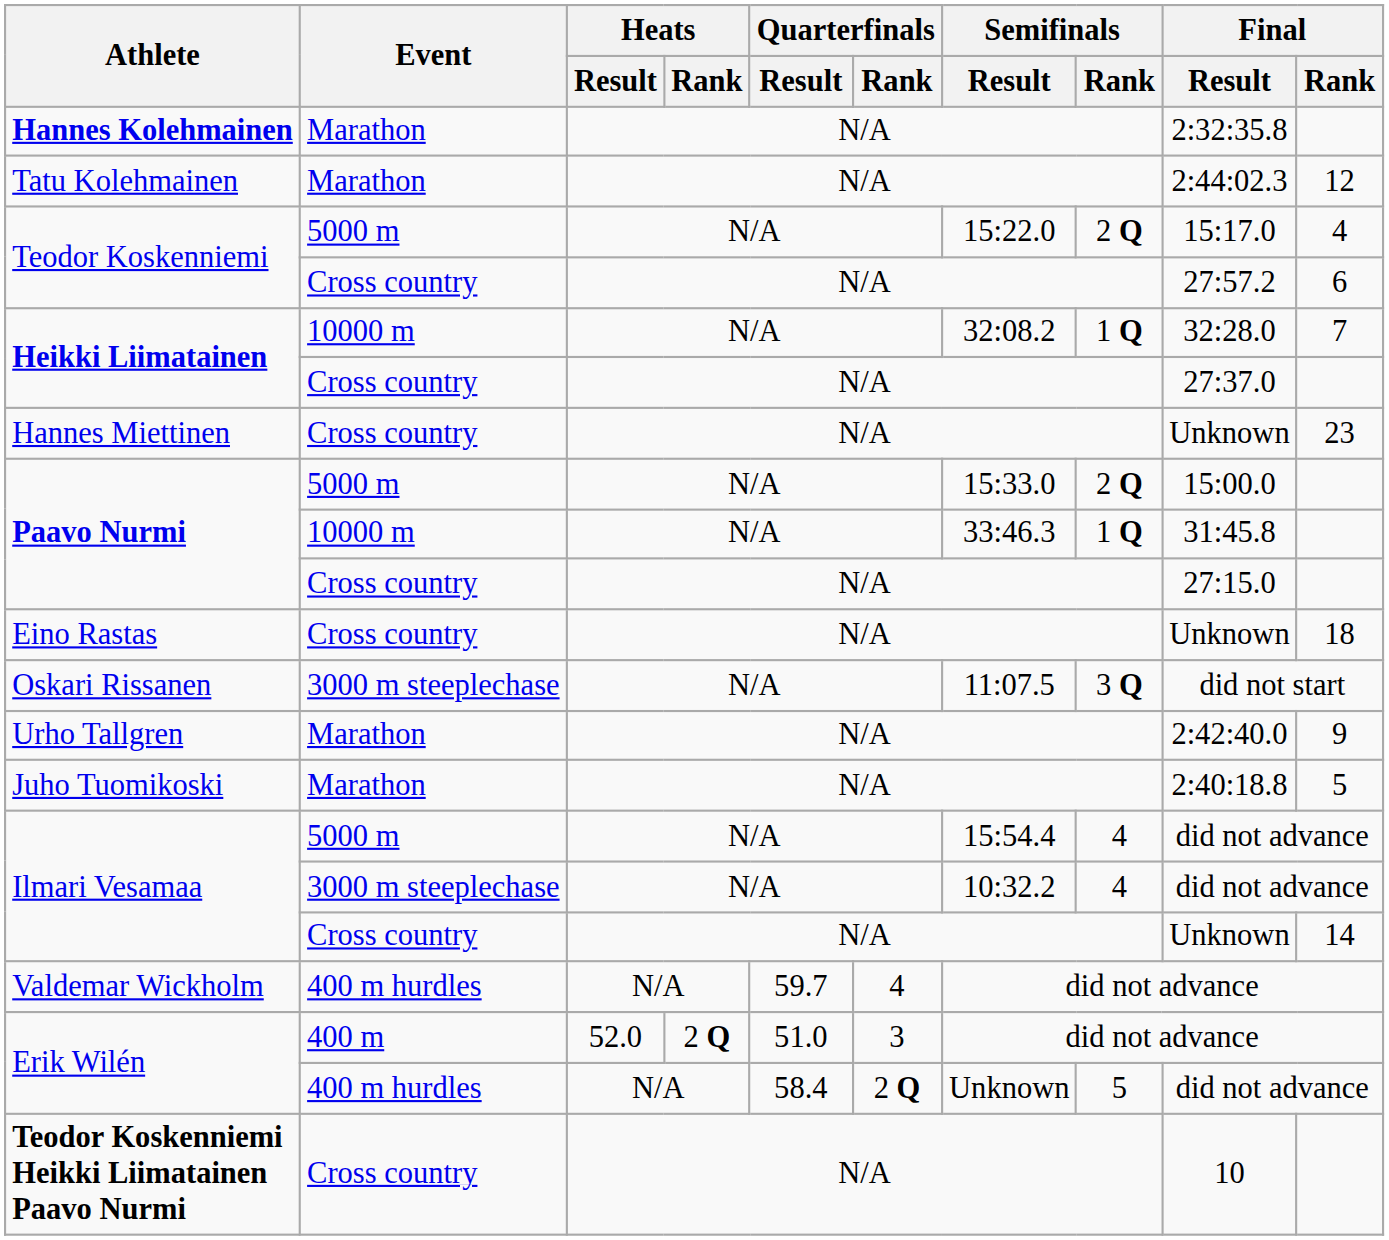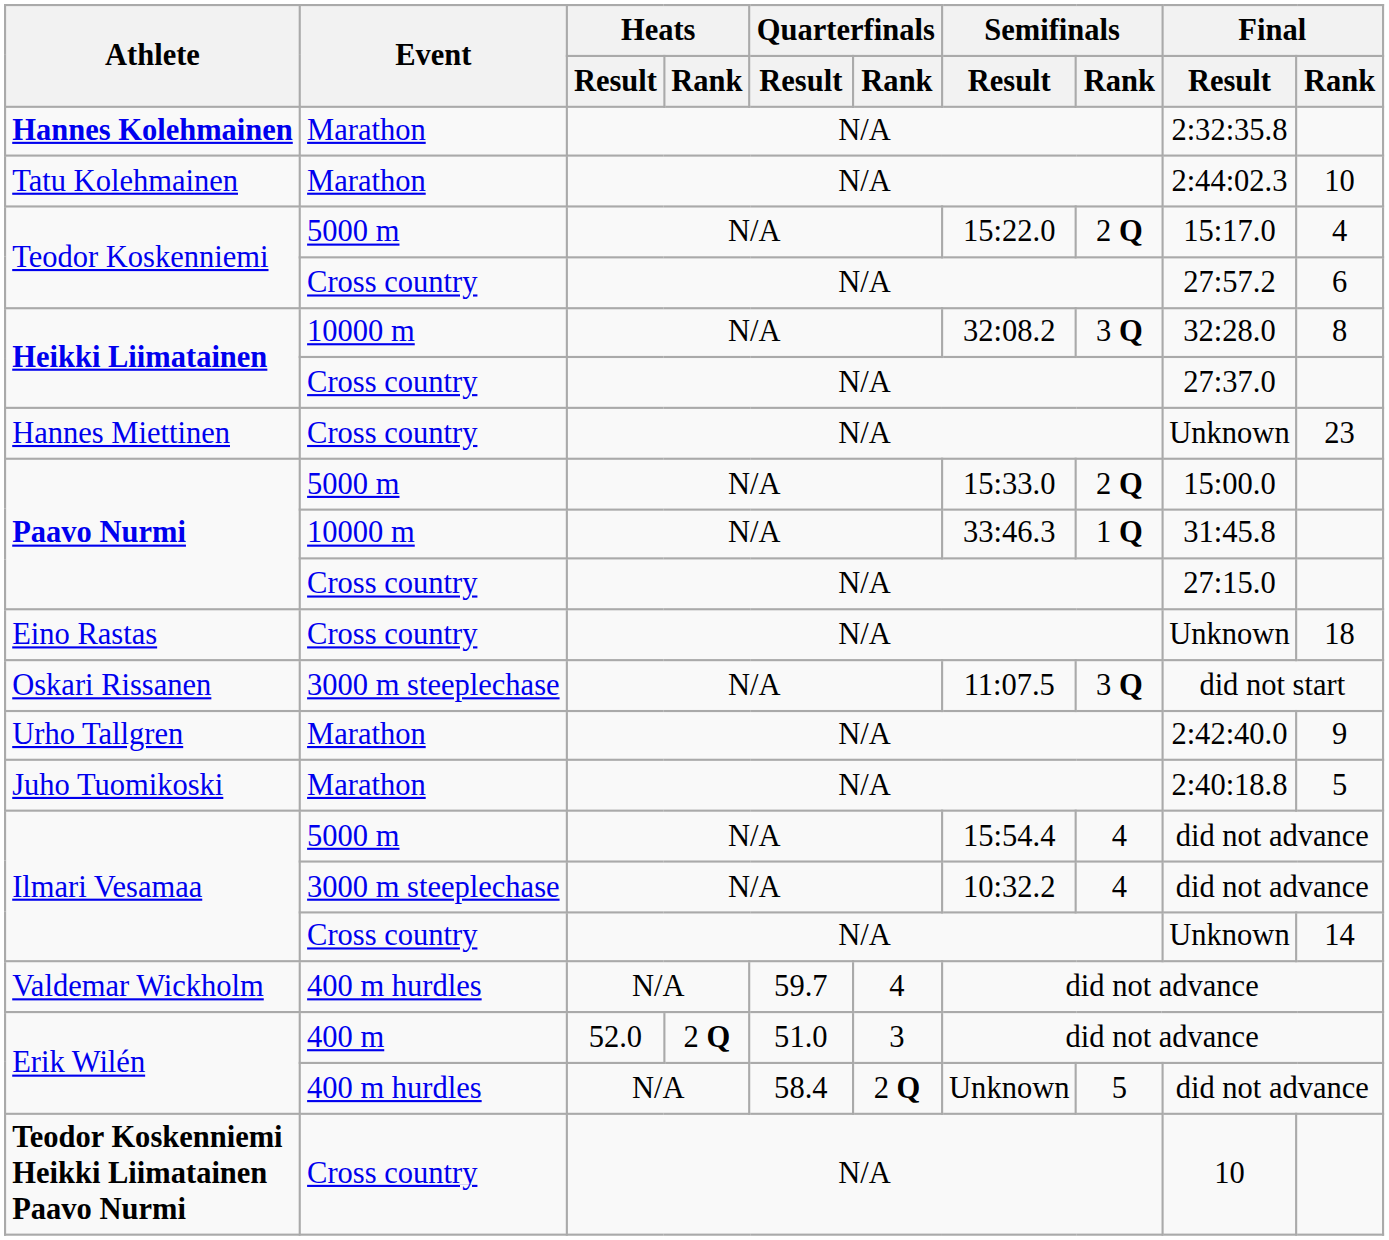(1340, 181) 12 -> (1340, 181) 10
(1119, 332) 1 Q -> (1119, 332) 3 Q
(1340, 332) 7 -> (1340, 332) 8
